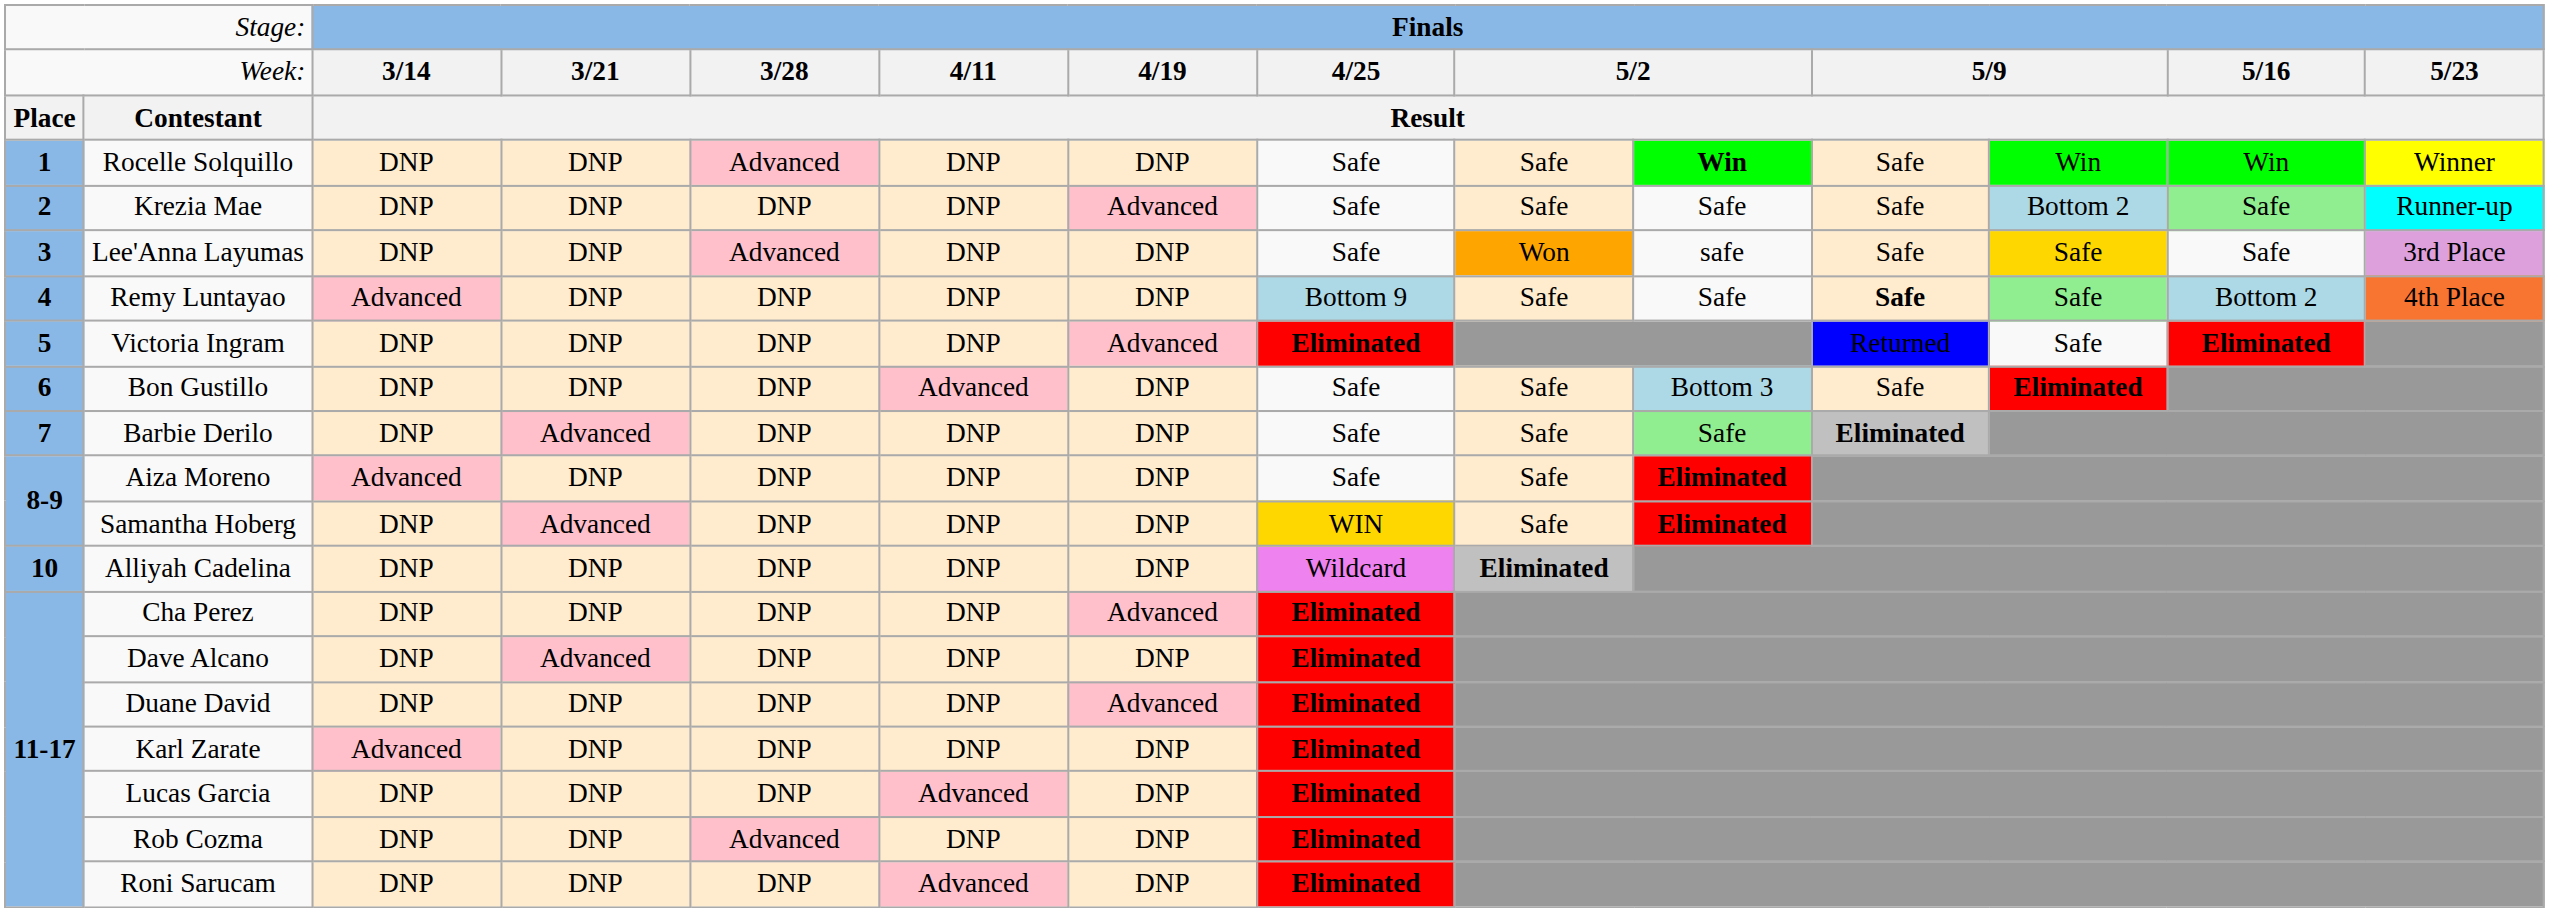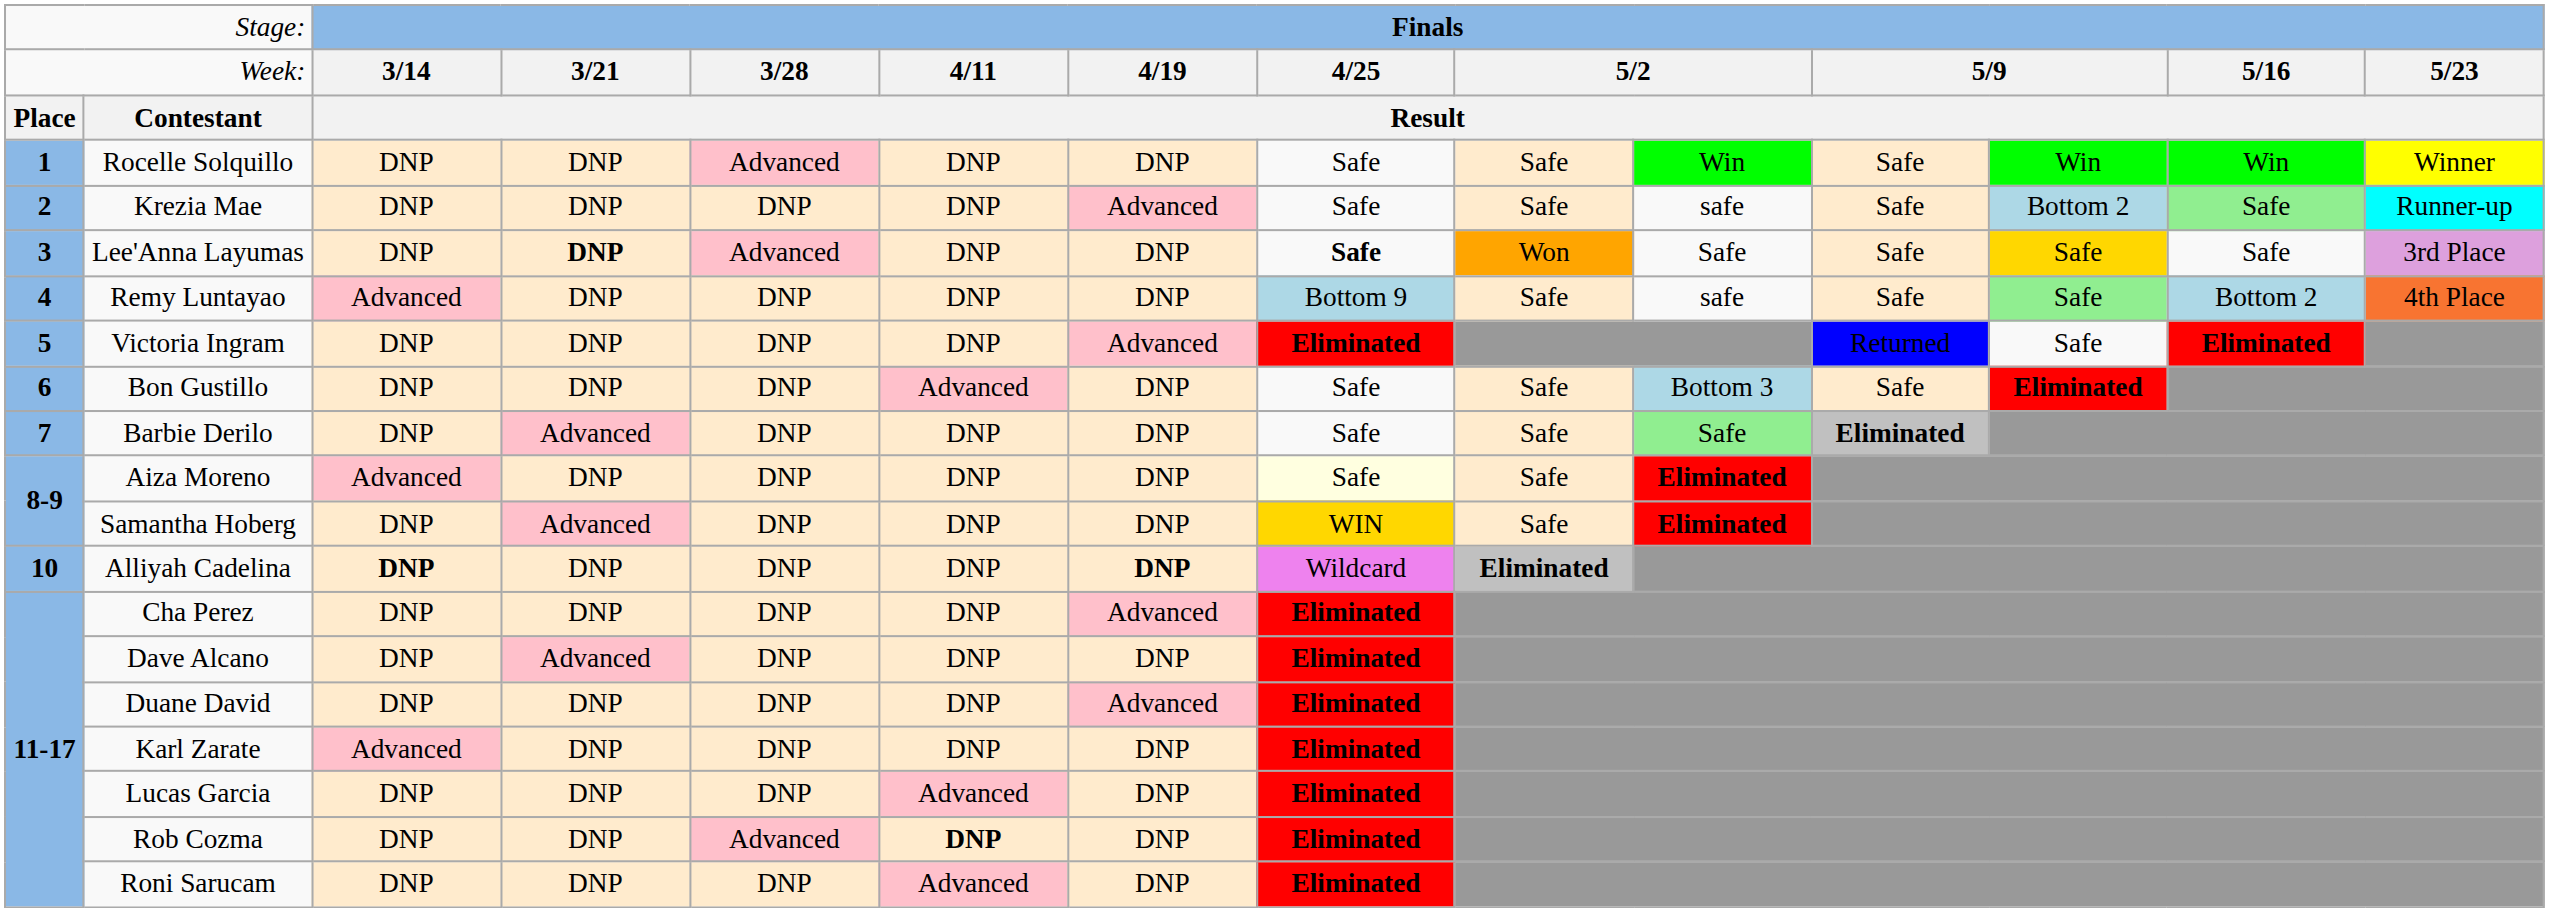(1722, 161) bold -> (1722, 161) normal
(1722, 207) Safe -> (1722, 207) safe
(595, 252) normal -> (595, 252) bold
(1356, 252) normal -> (1356, 252) bold
(1722, 252) safe -> (1722, 252) Safe
(1722, 297) Safe -> (1722, 297) safe
(1900, 297) bold -> (1900, 297) normal
(1356, 477) no background -> (1356, 477) lightyellow background
(406, 567) normal -> (406, 567) bold
(1162, 567) normal -> (1162, 567) bold
(973, 838) normal -> (973, 838) bold
